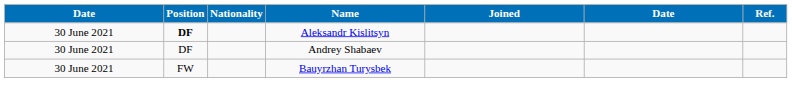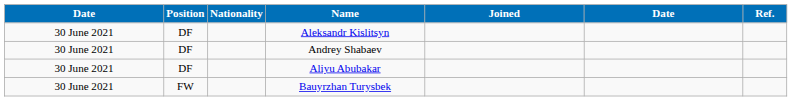(185, 32) bold -> (185, 32) normal
+ row: (345, 68)
